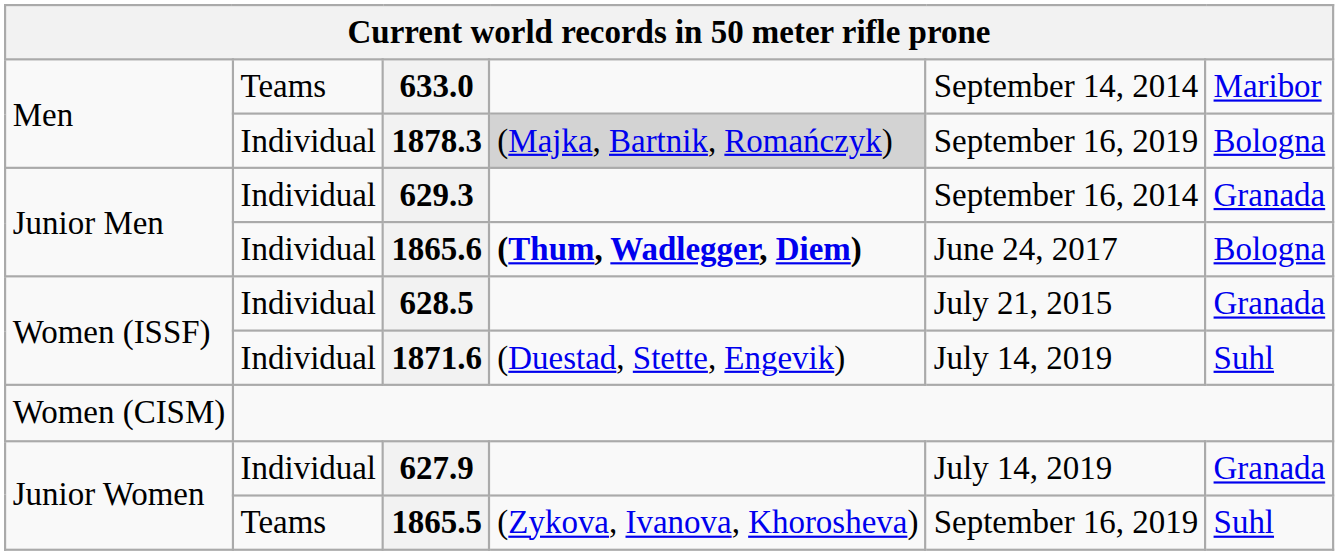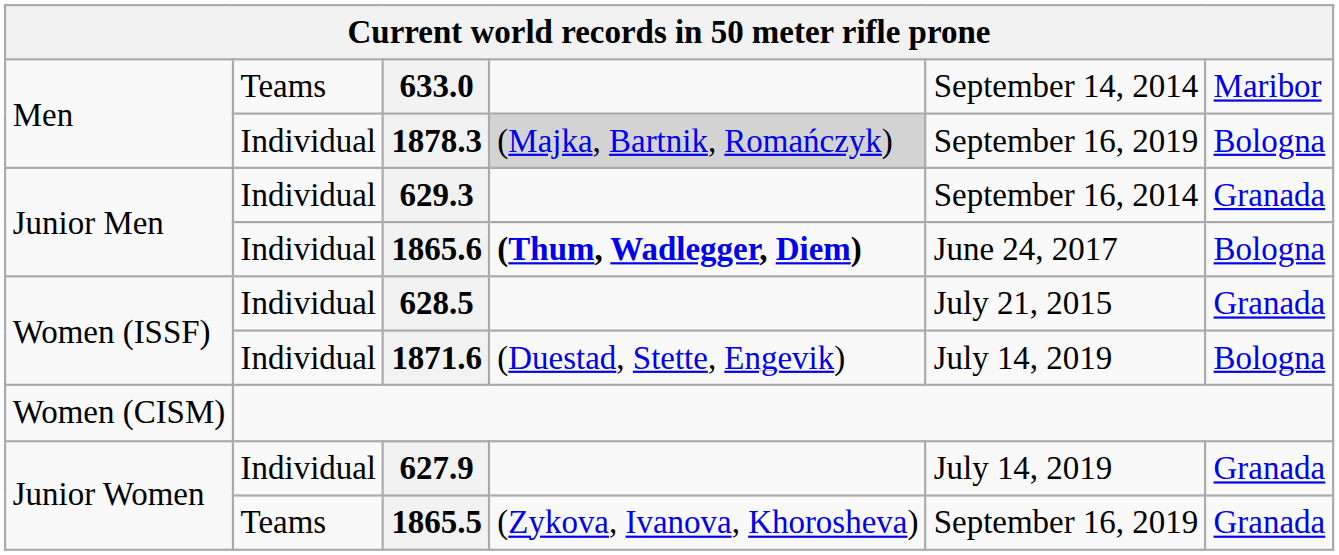(1244, 358) Suhl -> (1269, 358) Bologna
(1244, 521) Suhl -> (1269, 521) Granada
